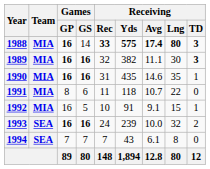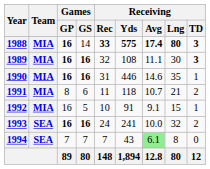(129, 60) 382 -> (129, 60) 108
(129, 76) 435 -> (129, 76) 446
(176, 92) 22 -> (176, 92) 21
(196, 92) 0 -> (196, 92) 2
(129, 124) 239 -> (129, 124) 241
(154, 140) no background -> (154, 140) lightgreen background
